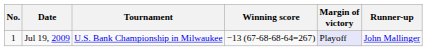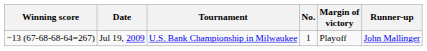columns swapped: (13, 17) <-> (271, 17)
(333, 38) lavender background -> (333, 38) no background
